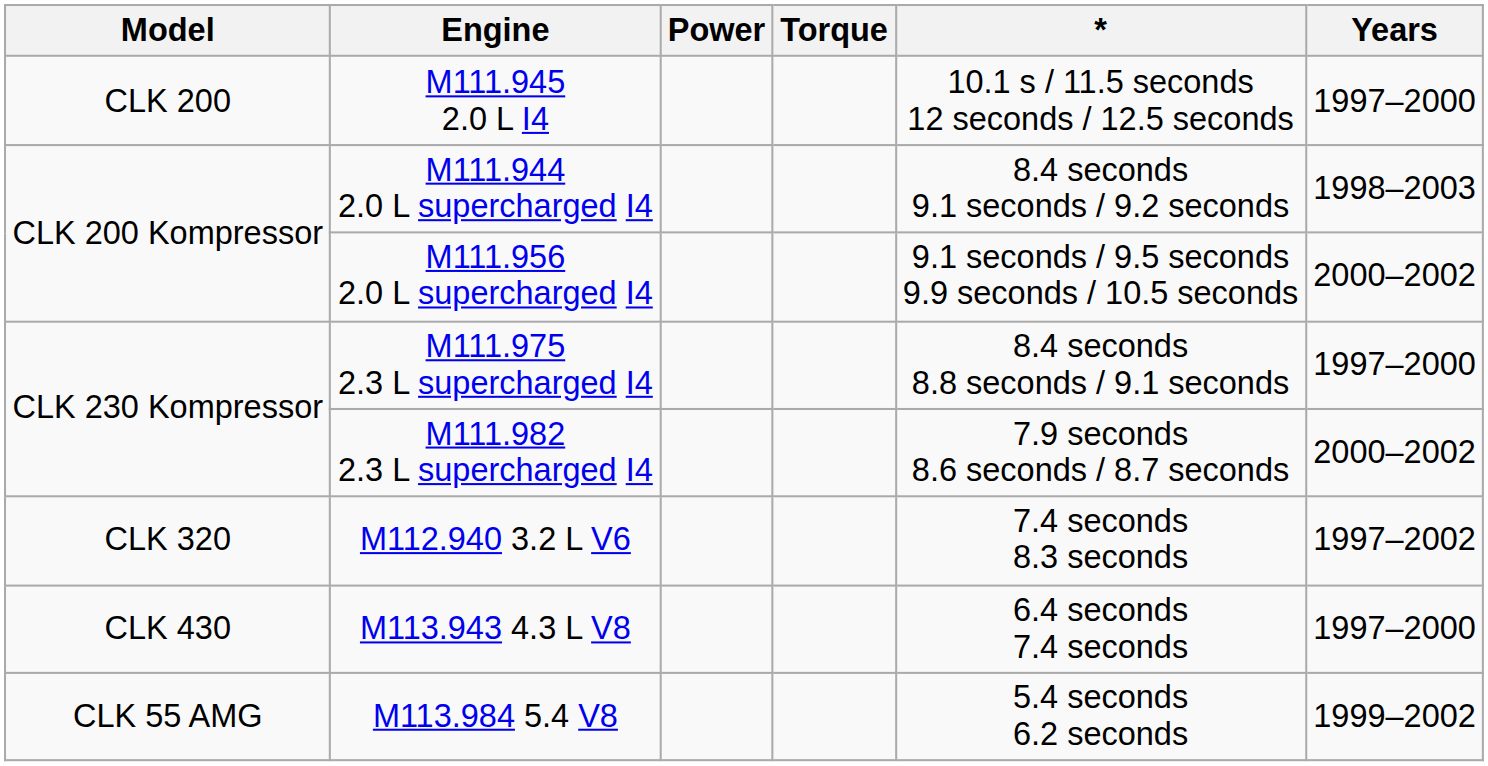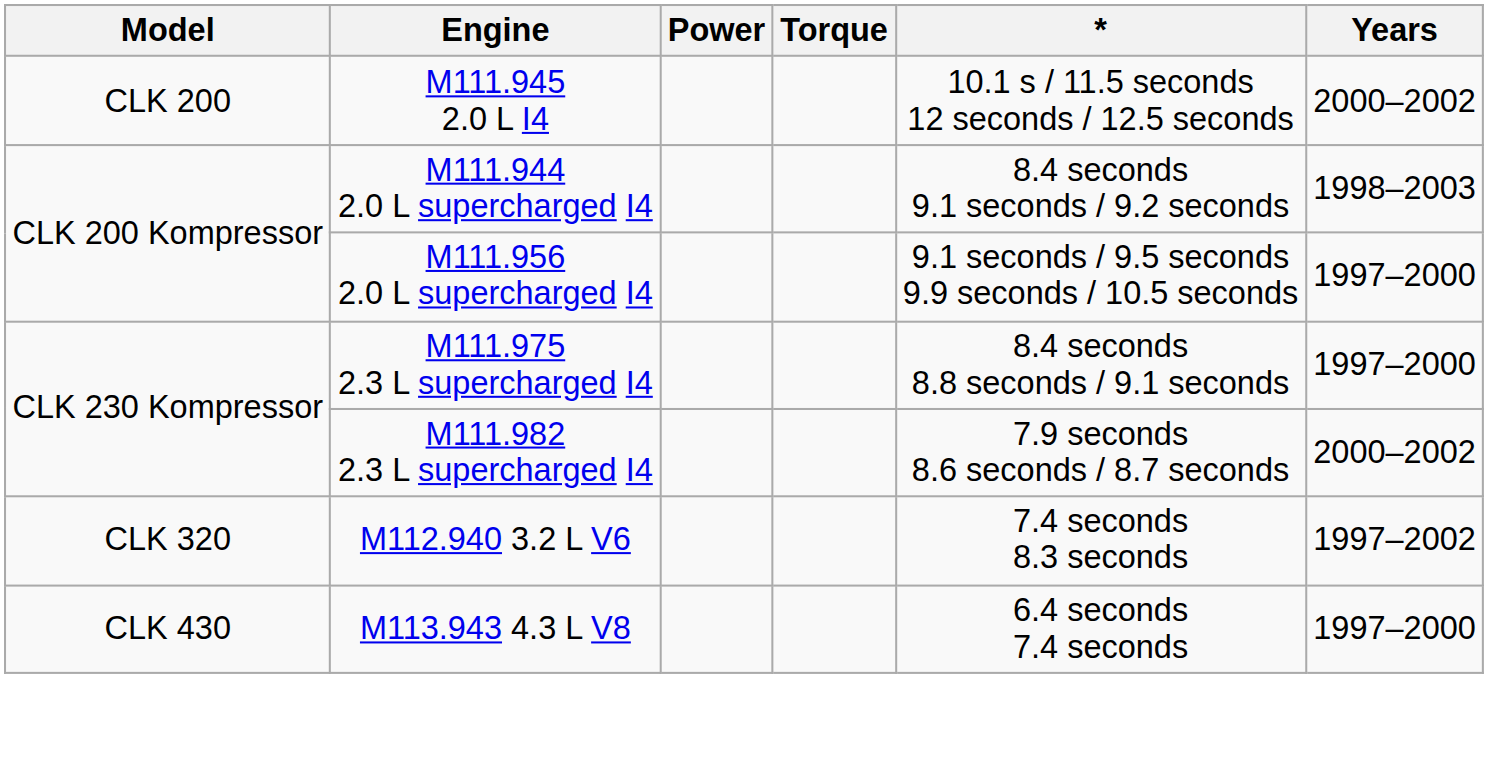(1395, 100) 1997–2000 -> (1395, 100) 2000–2002
(1395, 276) 2000–2002 -> (1395, 276) 1997–2000
- row: (495, 716)
